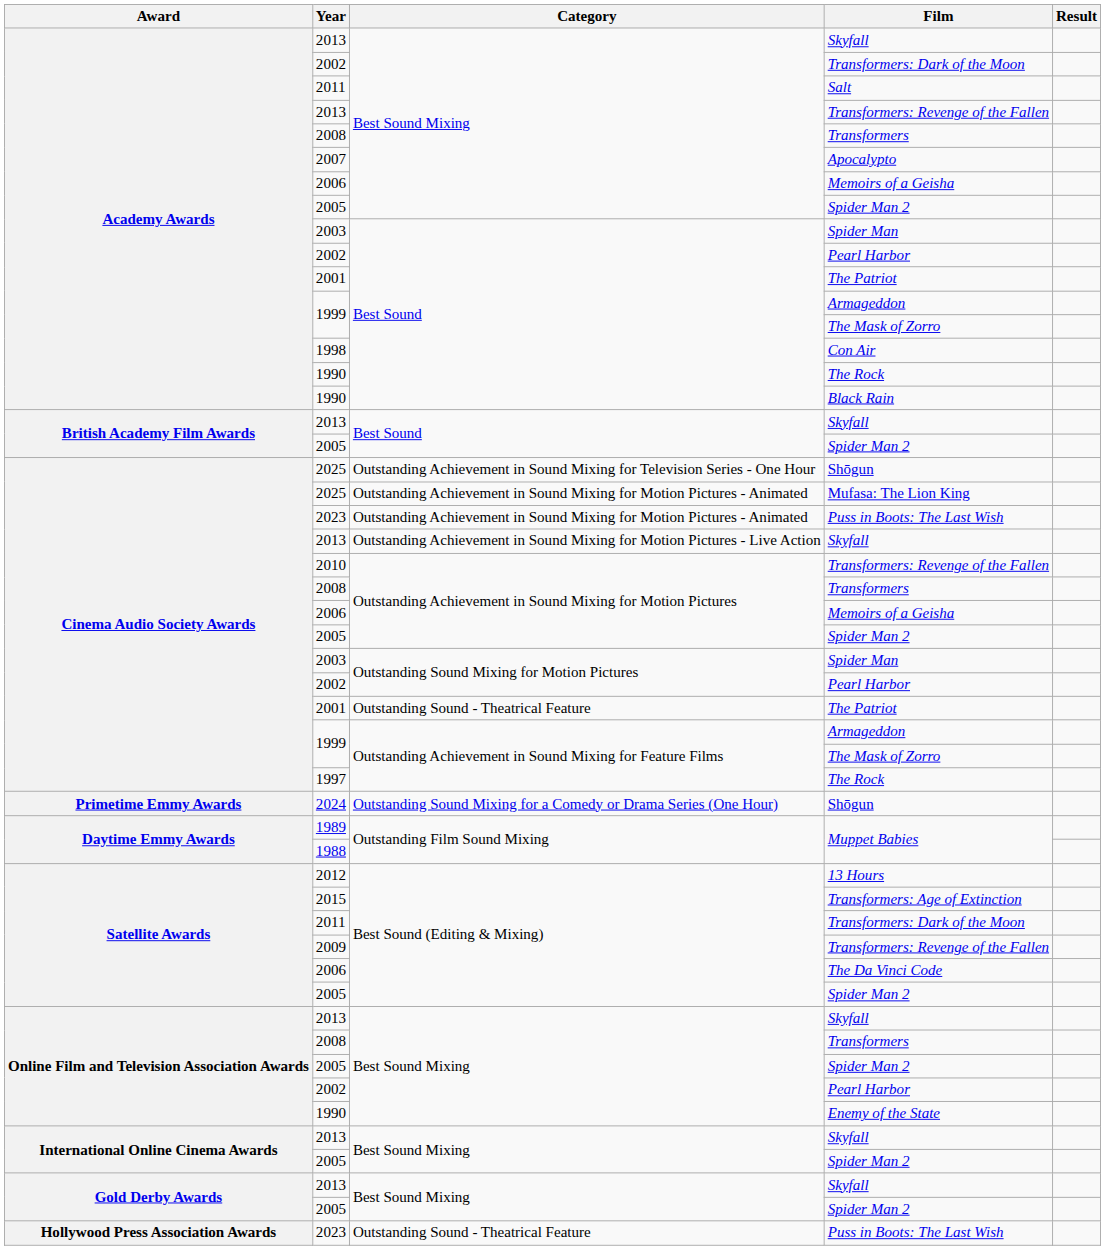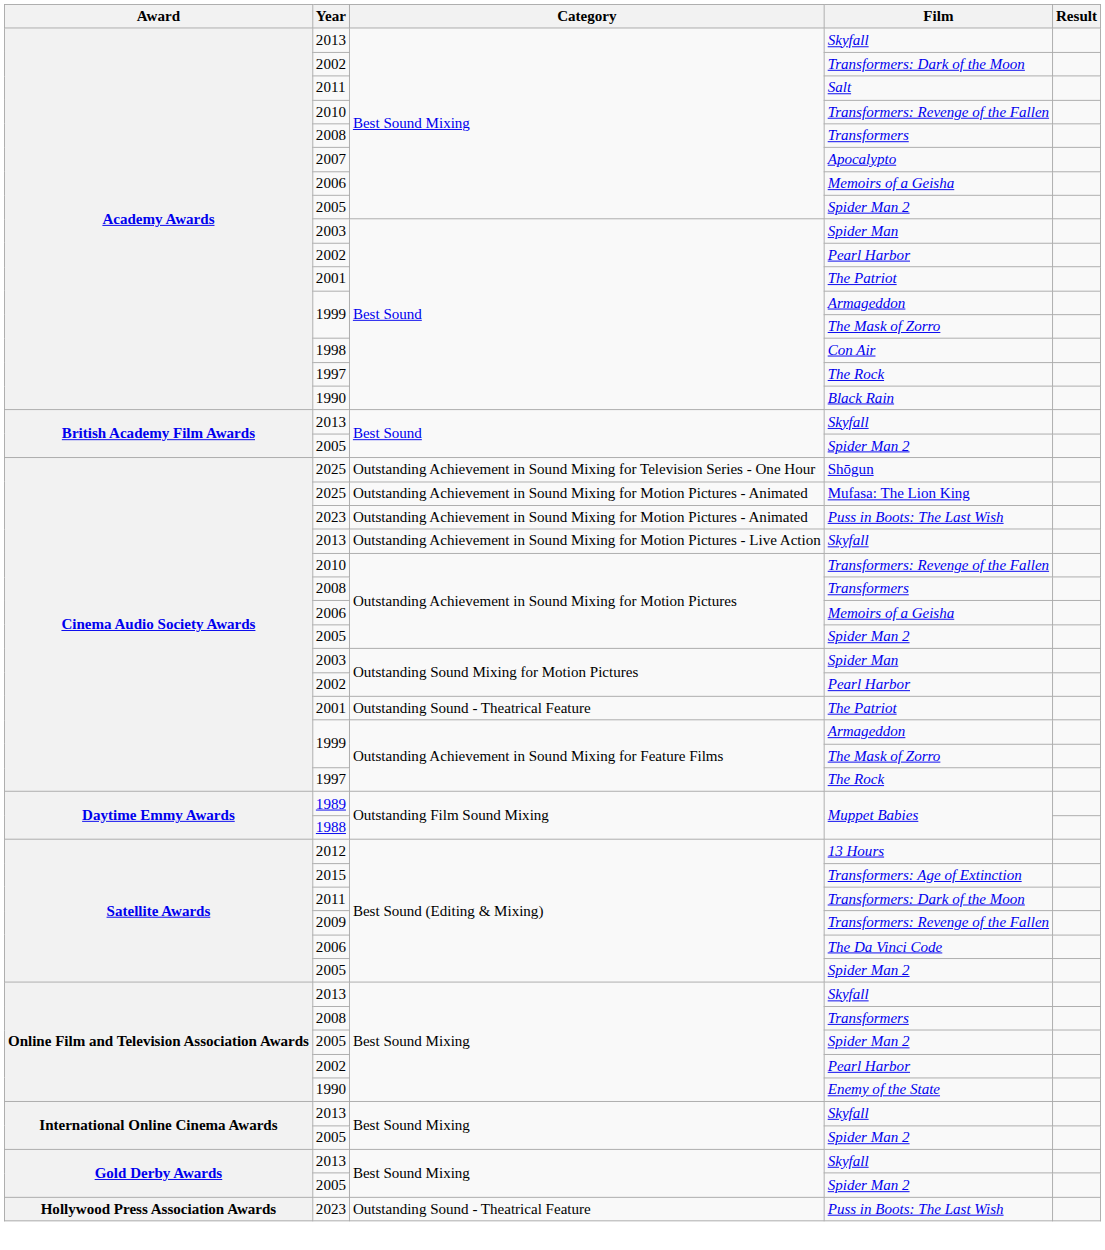(331, 111) 2013 -> (331, 111) 2010
(331, 374) 1990 -> (331, 374) 1997
- row: (158, 803)
